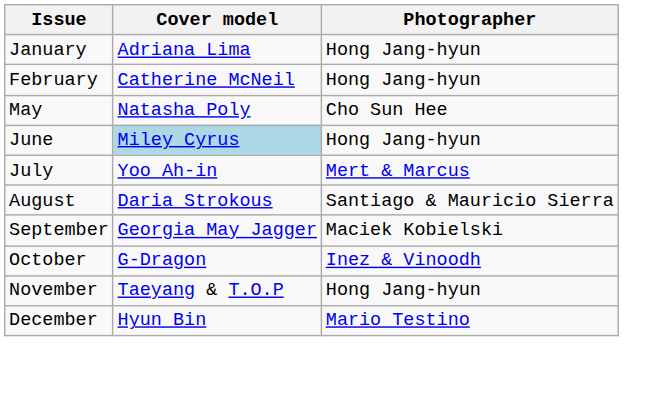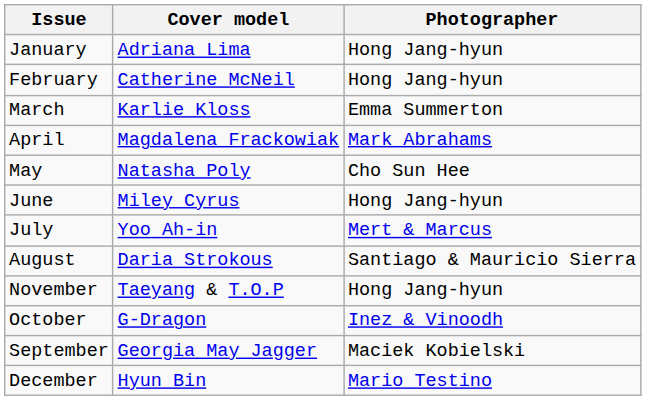+ row: (37, 110)
+ row: (37, 140)
(179, 140) lightblue background -> (179, 200) no background
rows swapped: (59, 230) <-> (53, 291)
